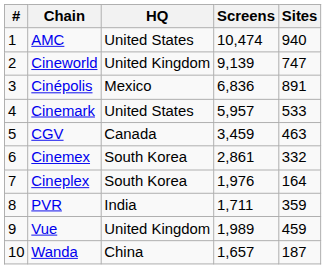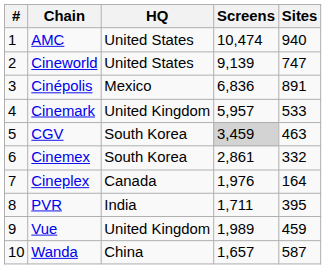(157, 63) United Kingdom -> (149, 63) United States
(149, 110) United States -> (157, 110) United Kingdom
(130, 134) Canada -> (146, 134) South Korea
(236, 134) no background -> (236, 134) lightgrey background
(146, 181) South Korea -> (130, 181) Canada
(294, 205) 359 -> (294, 205) 395
(294, 252) 187 -> (294, 252) 587
